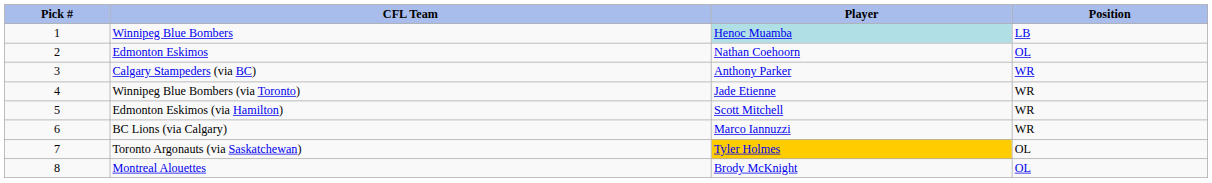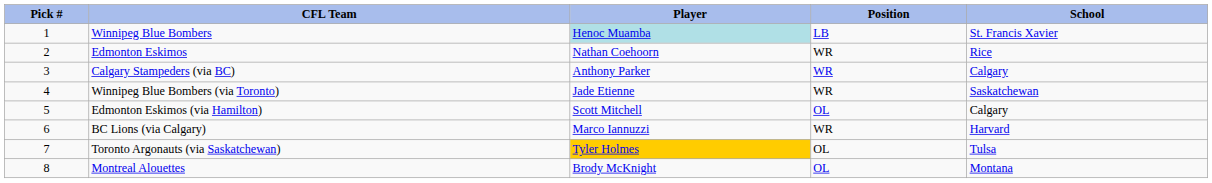+ column: (1087, 14)
(1023, 52) OL -> (823, 52) WR
(1025, 110) WR -> (821, 110) OL
